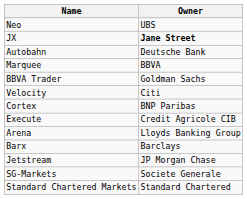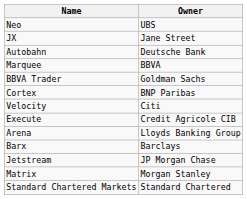(168, 38) bold -> (168, 38) normal
rows swapped: (26, 92) <-> (21, 106)
- row: (31, 174)
+ row: (21, 174)
